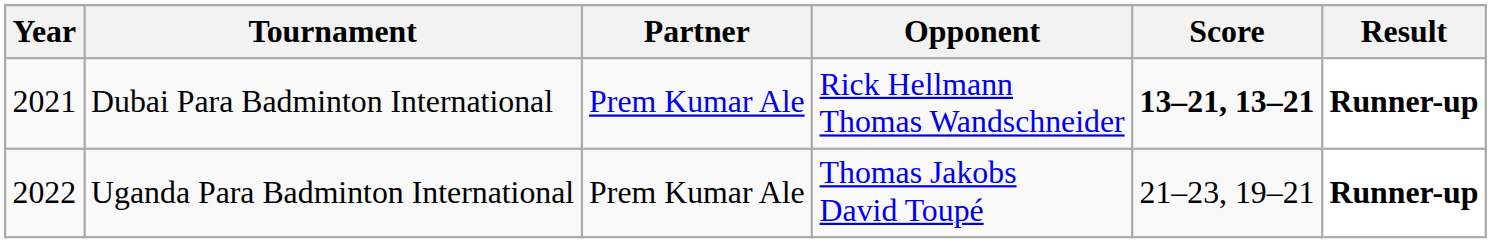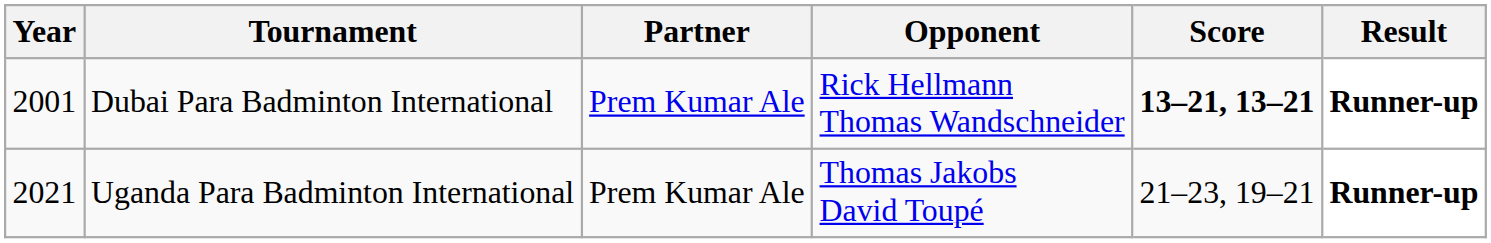(44, 102) 2021 -> (44, 102) 2001
(44, 192) 2022 -> (44, 192) 2021
